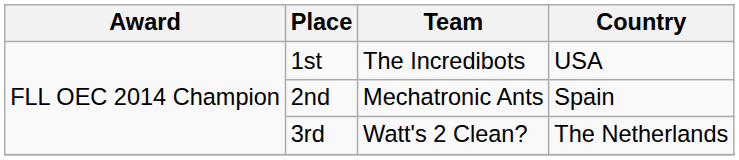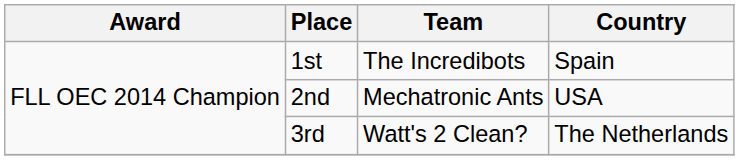(579, 60) USA -> (584, 60) Spain
(584, 97) Spain -> (579, 97) USA
